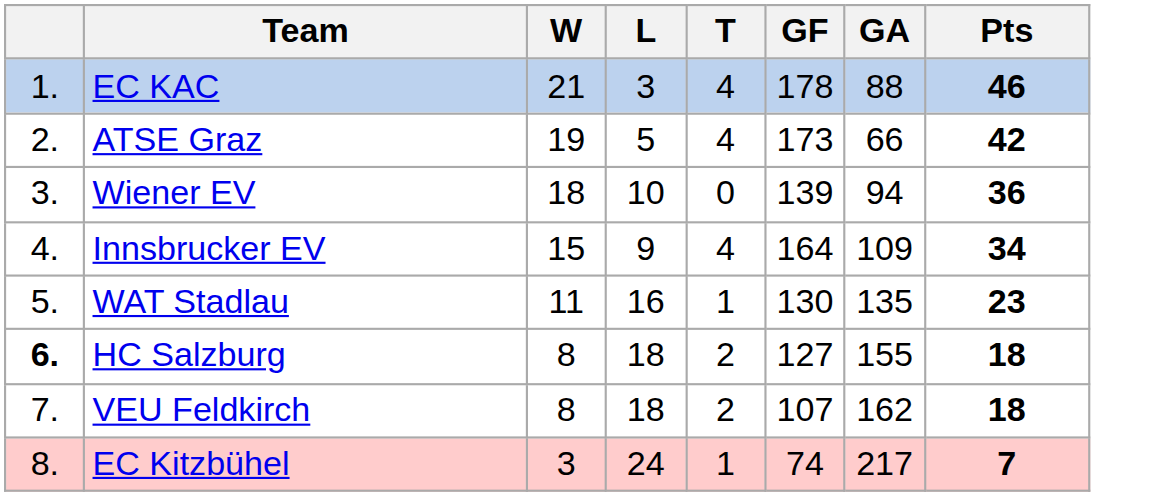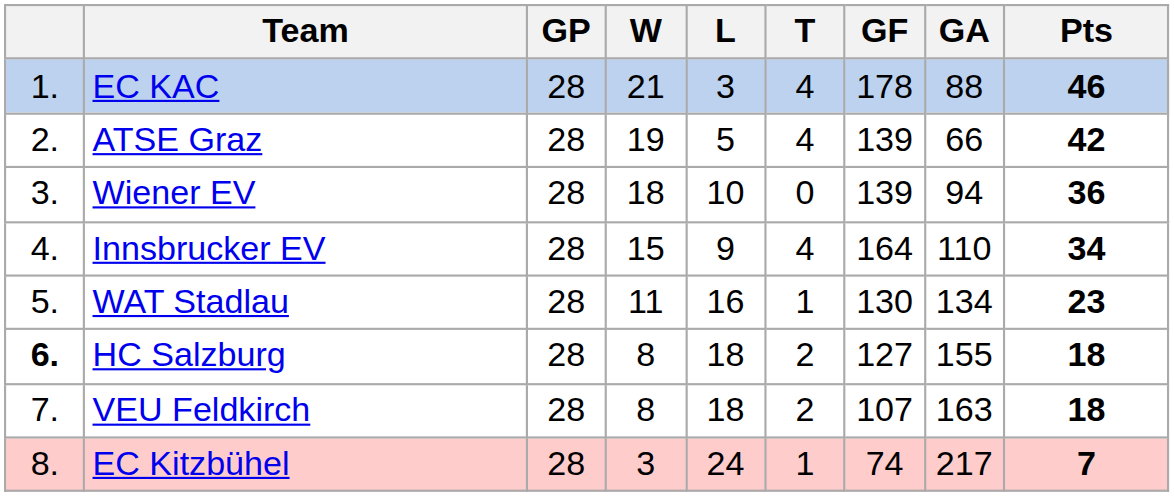+ column: (566, 31)
(805, 139) 173 -> (885, 139) 139
(885, 247) 109 -> (964, 247) 110
(885, 301) 135 -> (964, 301) 134
(885, 409) 162 -> (964, 409) 163
